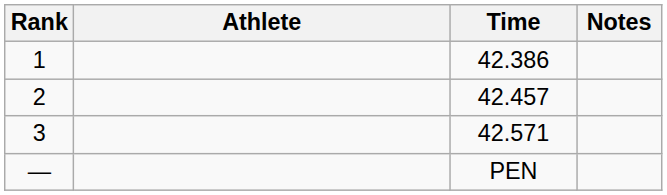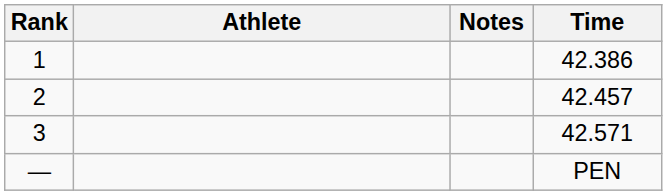columns swapped: (513, 23) <-> (619, 23)
